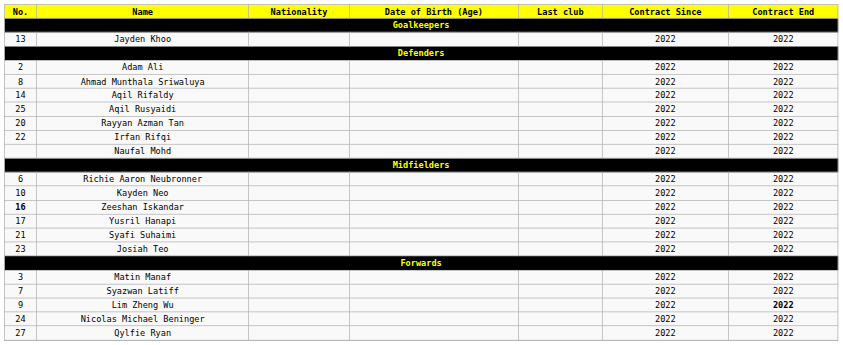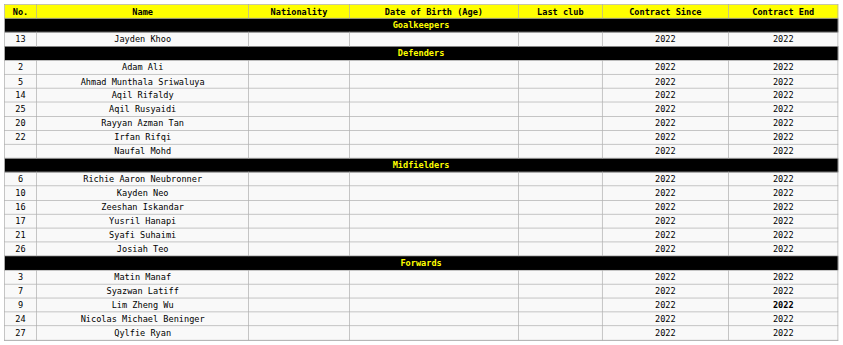(21, 81) 8 -> (21, 81) 5
(21, 207) bold -> (21, 207) normal
(21, 249) 23 -> (21, 249) 26
